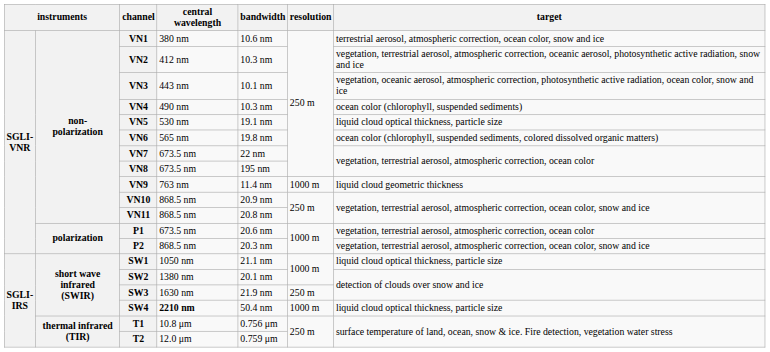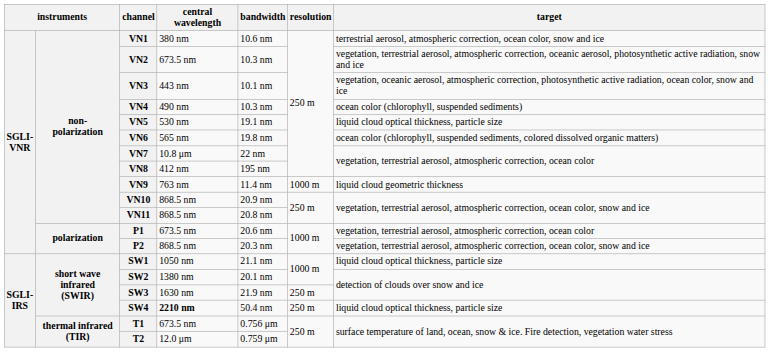(174, 59) 412 nm -> (178, 59) 673.5 nm
(178, 153) 673.5 nm -> (175, 153) 10.8 μm
(178, 169) 673.5 nm -> (174, 169) 412 nm
(305, 308) 1000 m -> (302, 308) 250 m
(175, 323) 10.8 μm -> (178, 323) 673.5 nm
